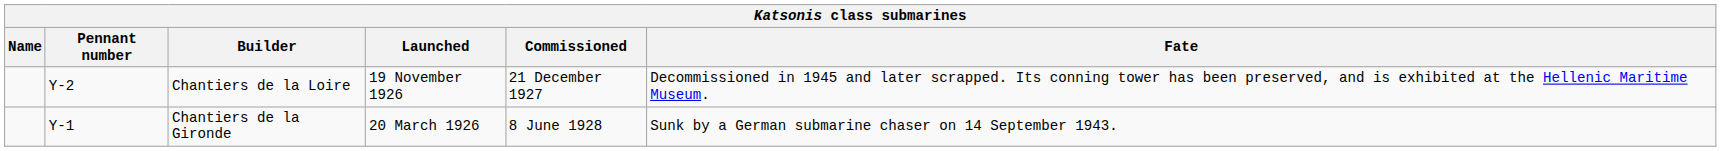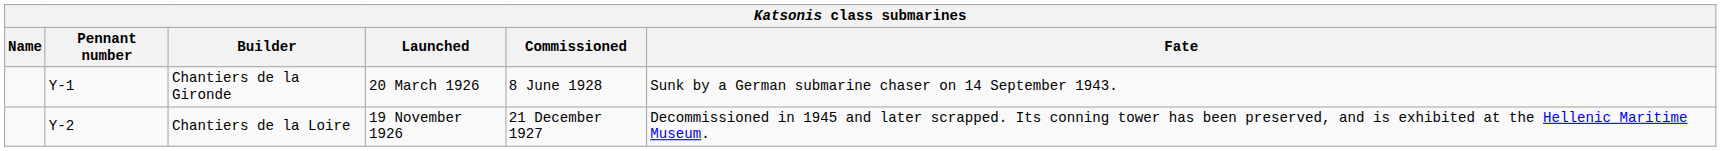rows swapped: (236, 126) <-> (261, 87)
